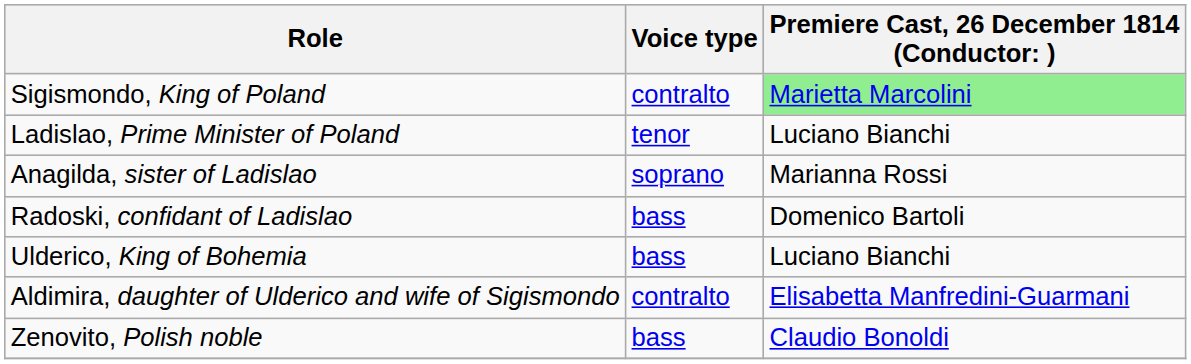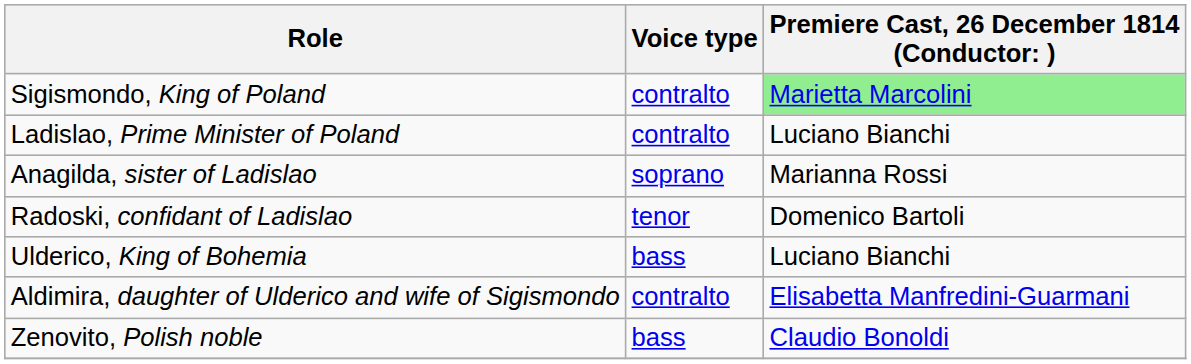(661, 134) tenor -> (681, 134) contralto
(659, 216) bass -> (661, 216) tenor
